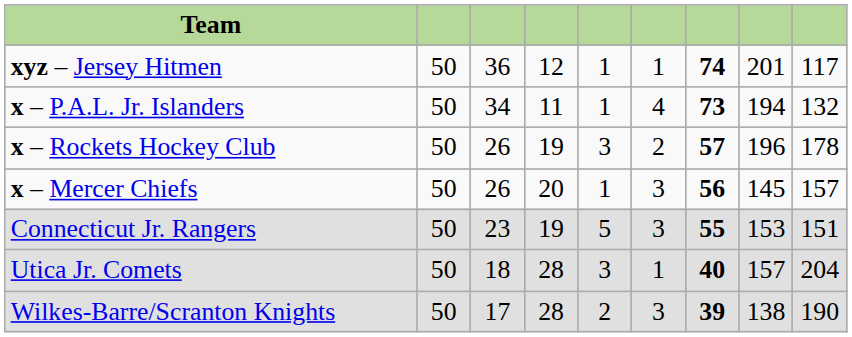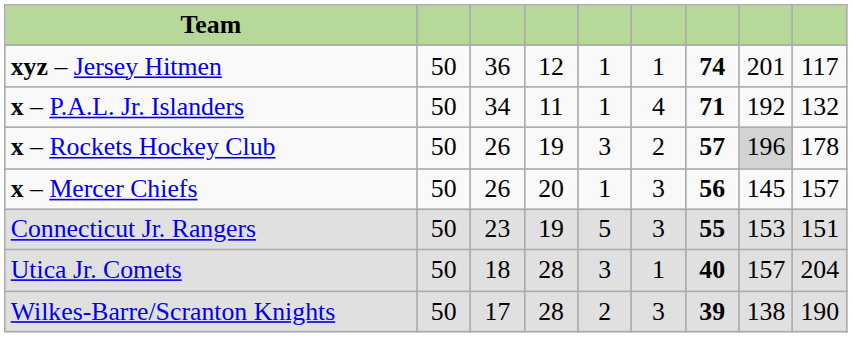(712, 106) 73 -> (712, 106) 71
(766, 106) 194 -> (766, 106) 192
(766, 147) no background -> (766, 147) lightgrey background
